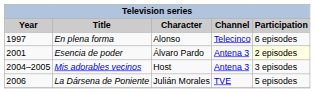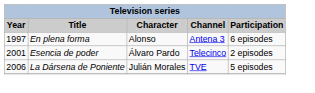(232, 39) Telecinco -> (207, 39) Antena 3
(232, 53) Antena 3 -> (208, 53) Telecinco
(276, 53) lightyellow background -> (251, 53) no background
- row: (98, 67)
